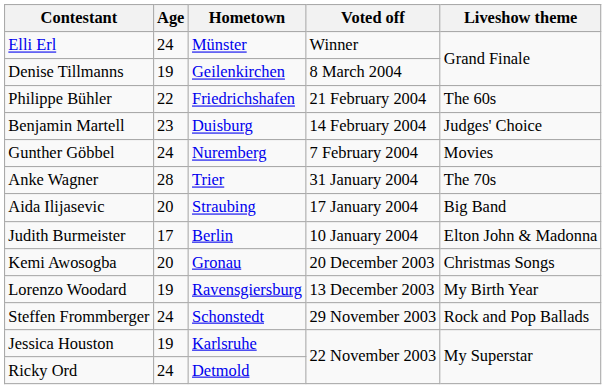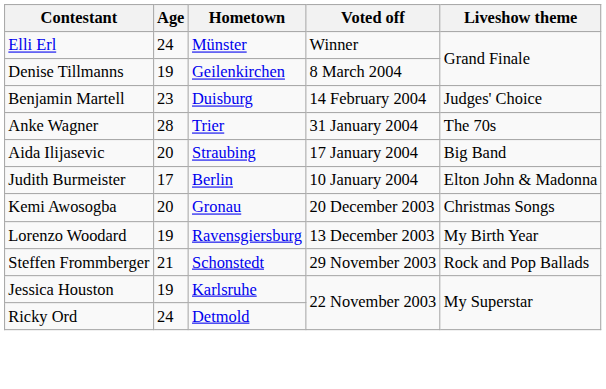- row: (60, 99)
- row: (61, 153)
(165, 315) 24 -> (165, 261) 21
